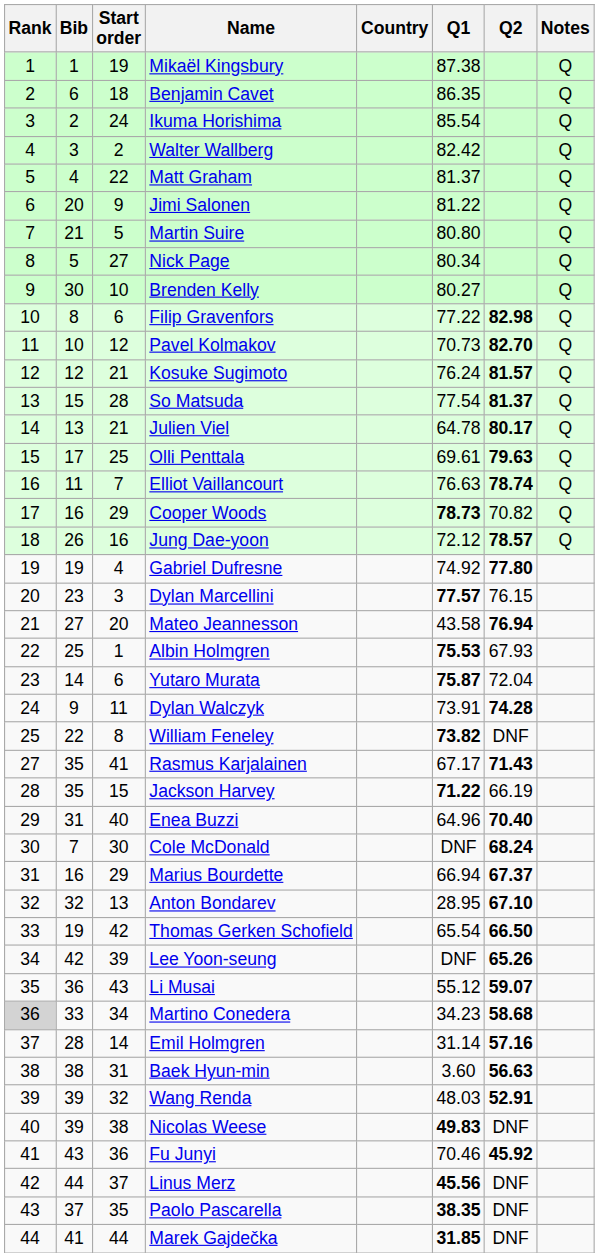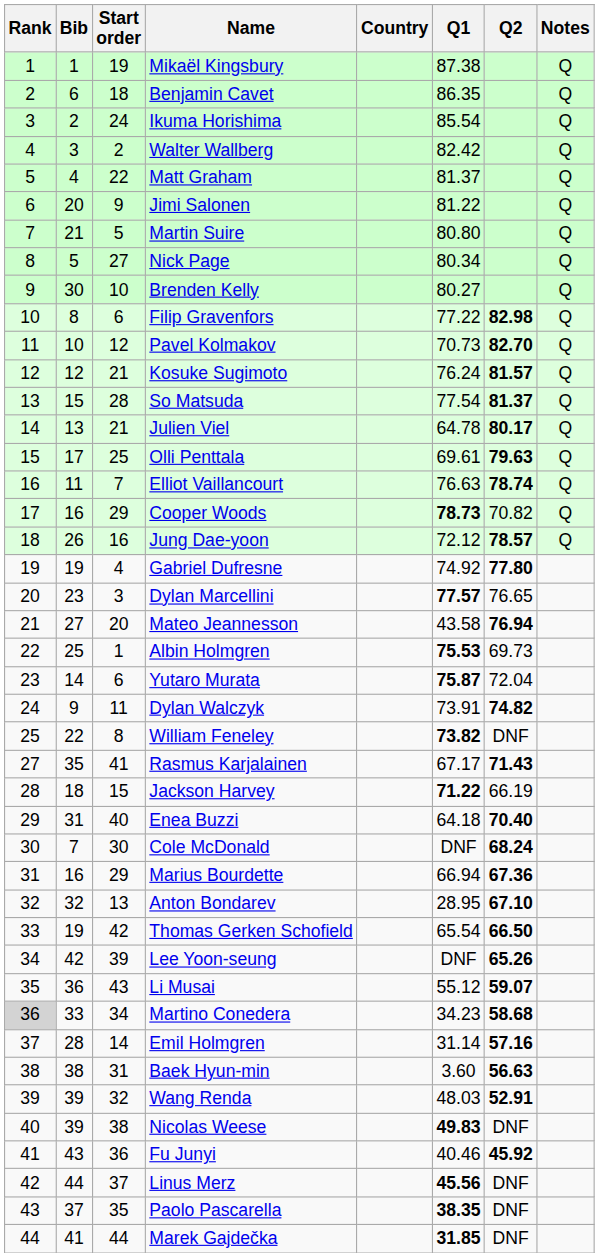(511, 596) 76.15 -> (511, 596) 76.65
(511, 652) 67.93 -> (511, 652) 69.73
(511, 708) 74.28 -> (511, 708) 74.82
(74, 791) 35 -> (74, 791) 18
(459, 819) 64.96 -> (459, 819) 64.18
(511, 875) 67.37 -> (511, 875) 67.36
(459, 1154) 70.46 -> (459, 1154) 40.46
